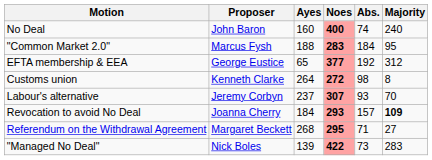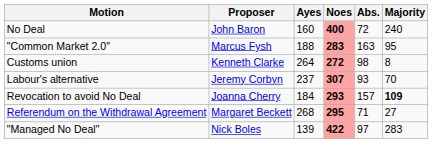(363, 29) 74 -> (363, 29) 72
(366, 46) 184 -> (366, 46) 163
- row: (67, 63)
(363, 146) 73 -> (363, 130) 97
